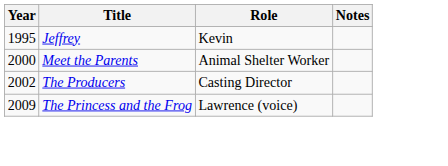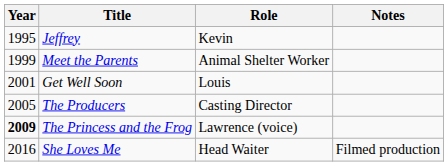(22, 60) 2000 -> (22, 60) 1999
+ row: (82, 82)
(22, 82) 2002 -> (22, 104) 2005
(22, 104) normal -> (22, 127) bold
+ row: (81, 149)
